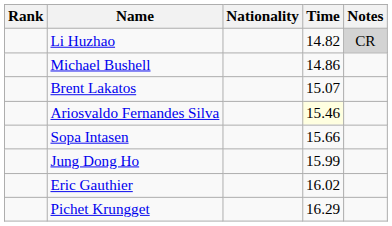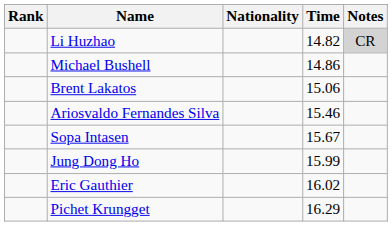(323, 88) 15.07 -> (323, 88) 15.06
(323, 112) lightyellow background -> (323, 112) no background
(323, 137) 15.66 -> (323, 137) 15.67
